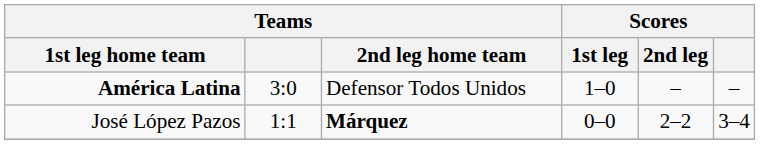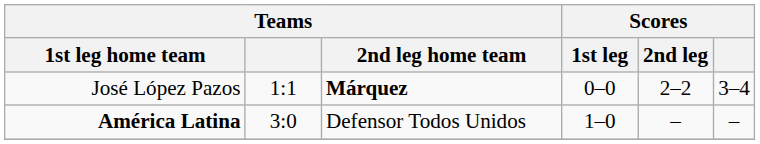rows swapped: (169, 88) <-> (166, 121)
